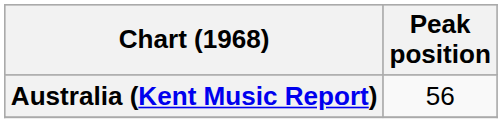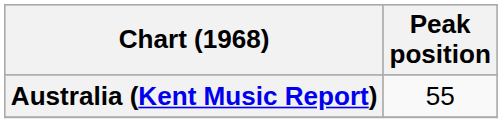(440, 95) 56 -> (440, 95) 55
